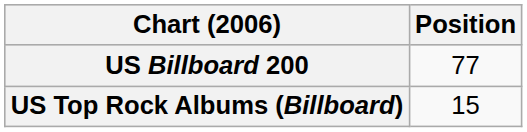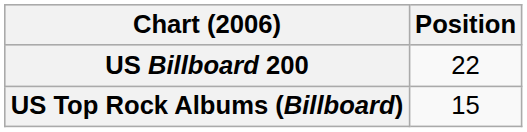(466, 65) 77 -> (466, 65) 22
